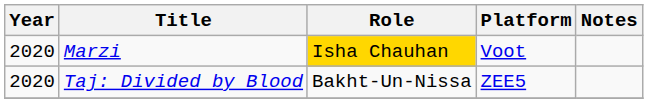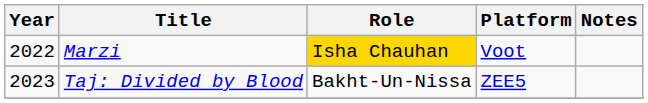(32, 51) 2020 -> (32, 51) 2022
(32, 82) 2020 -> (32, 82) 2023
